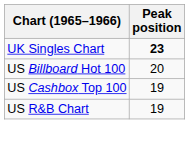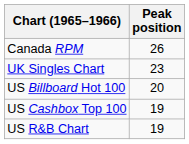+ row: (45, 48)
(157, 48) bold -> (157, 68) normal
